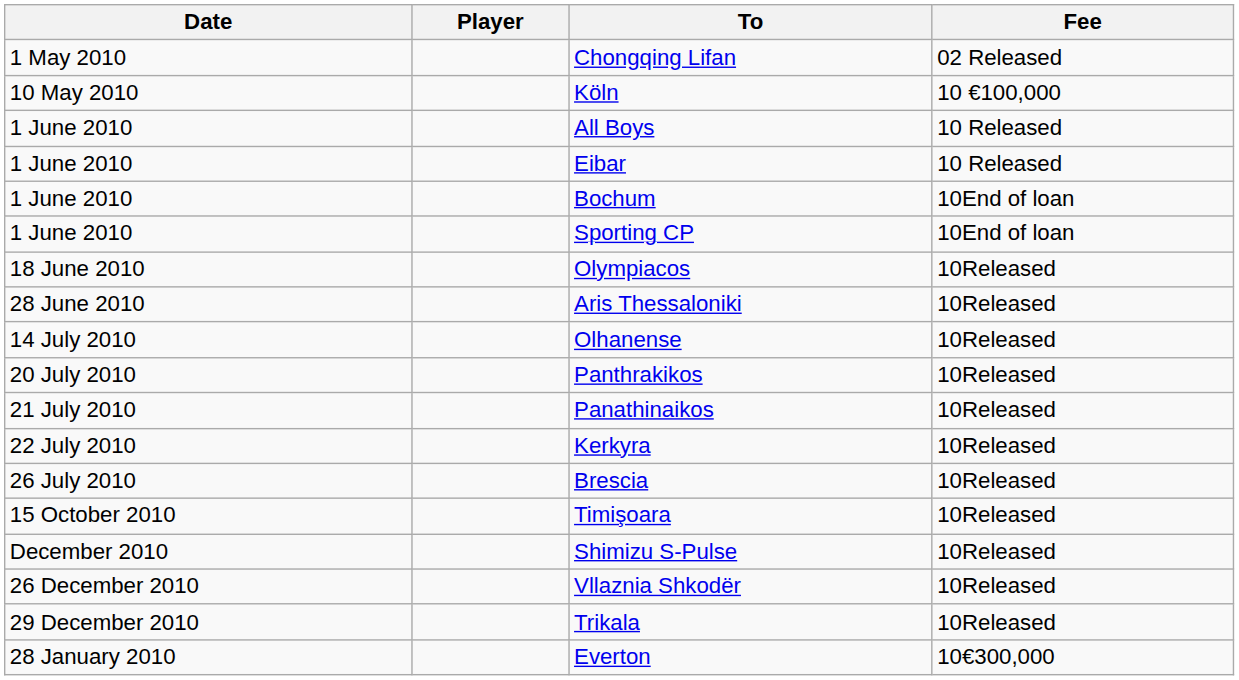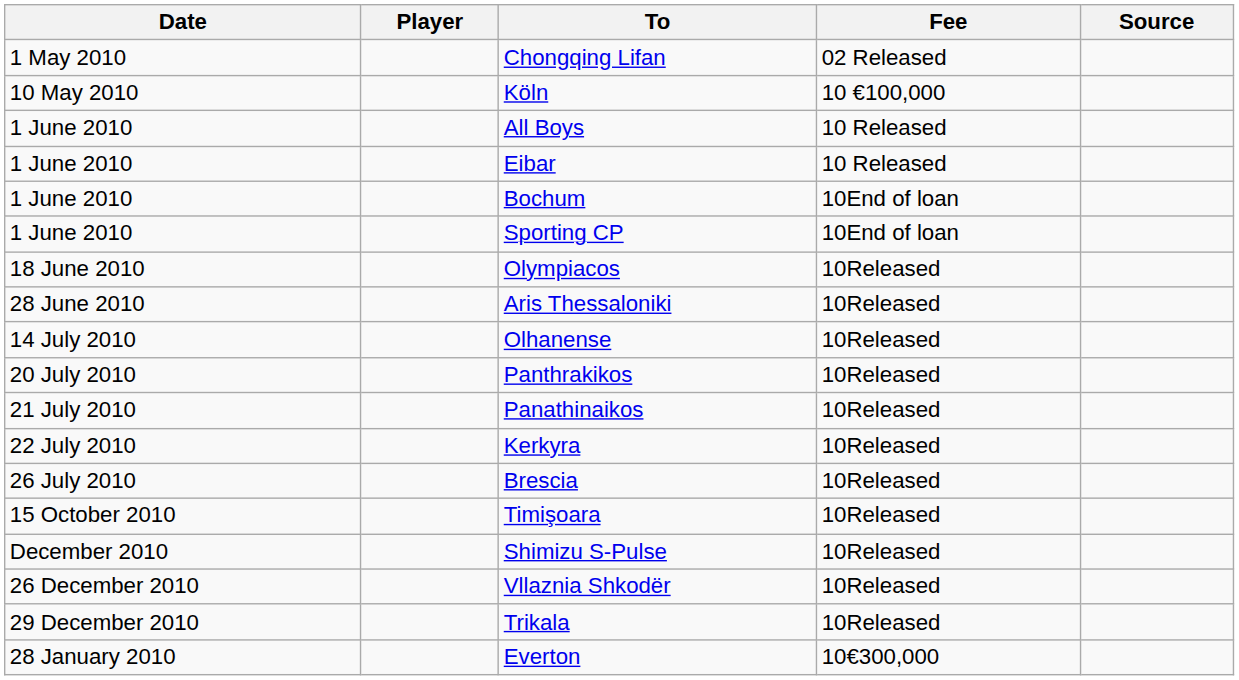+ column: (1157, 22)
